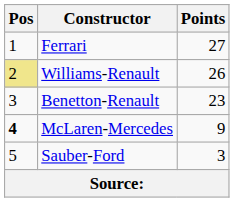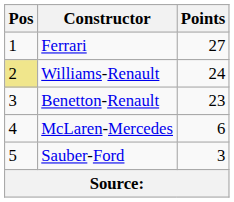(217, 73) 26 -> (217, 73) 24
(13, 128) bold -> (13, 128) normal
(221, 128) 9 -> (221, 128) 6
